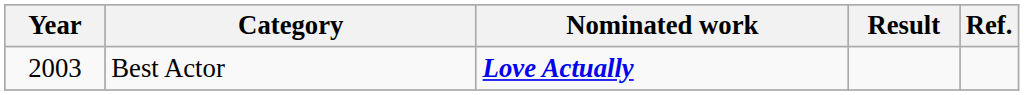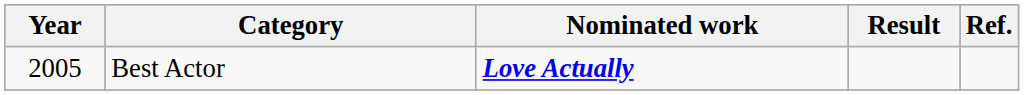(55, 68) 2003 -> (55, 68) 2005
